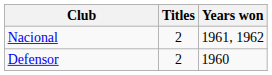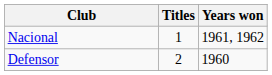(178, 37) 2 -> (178, 37) 1
